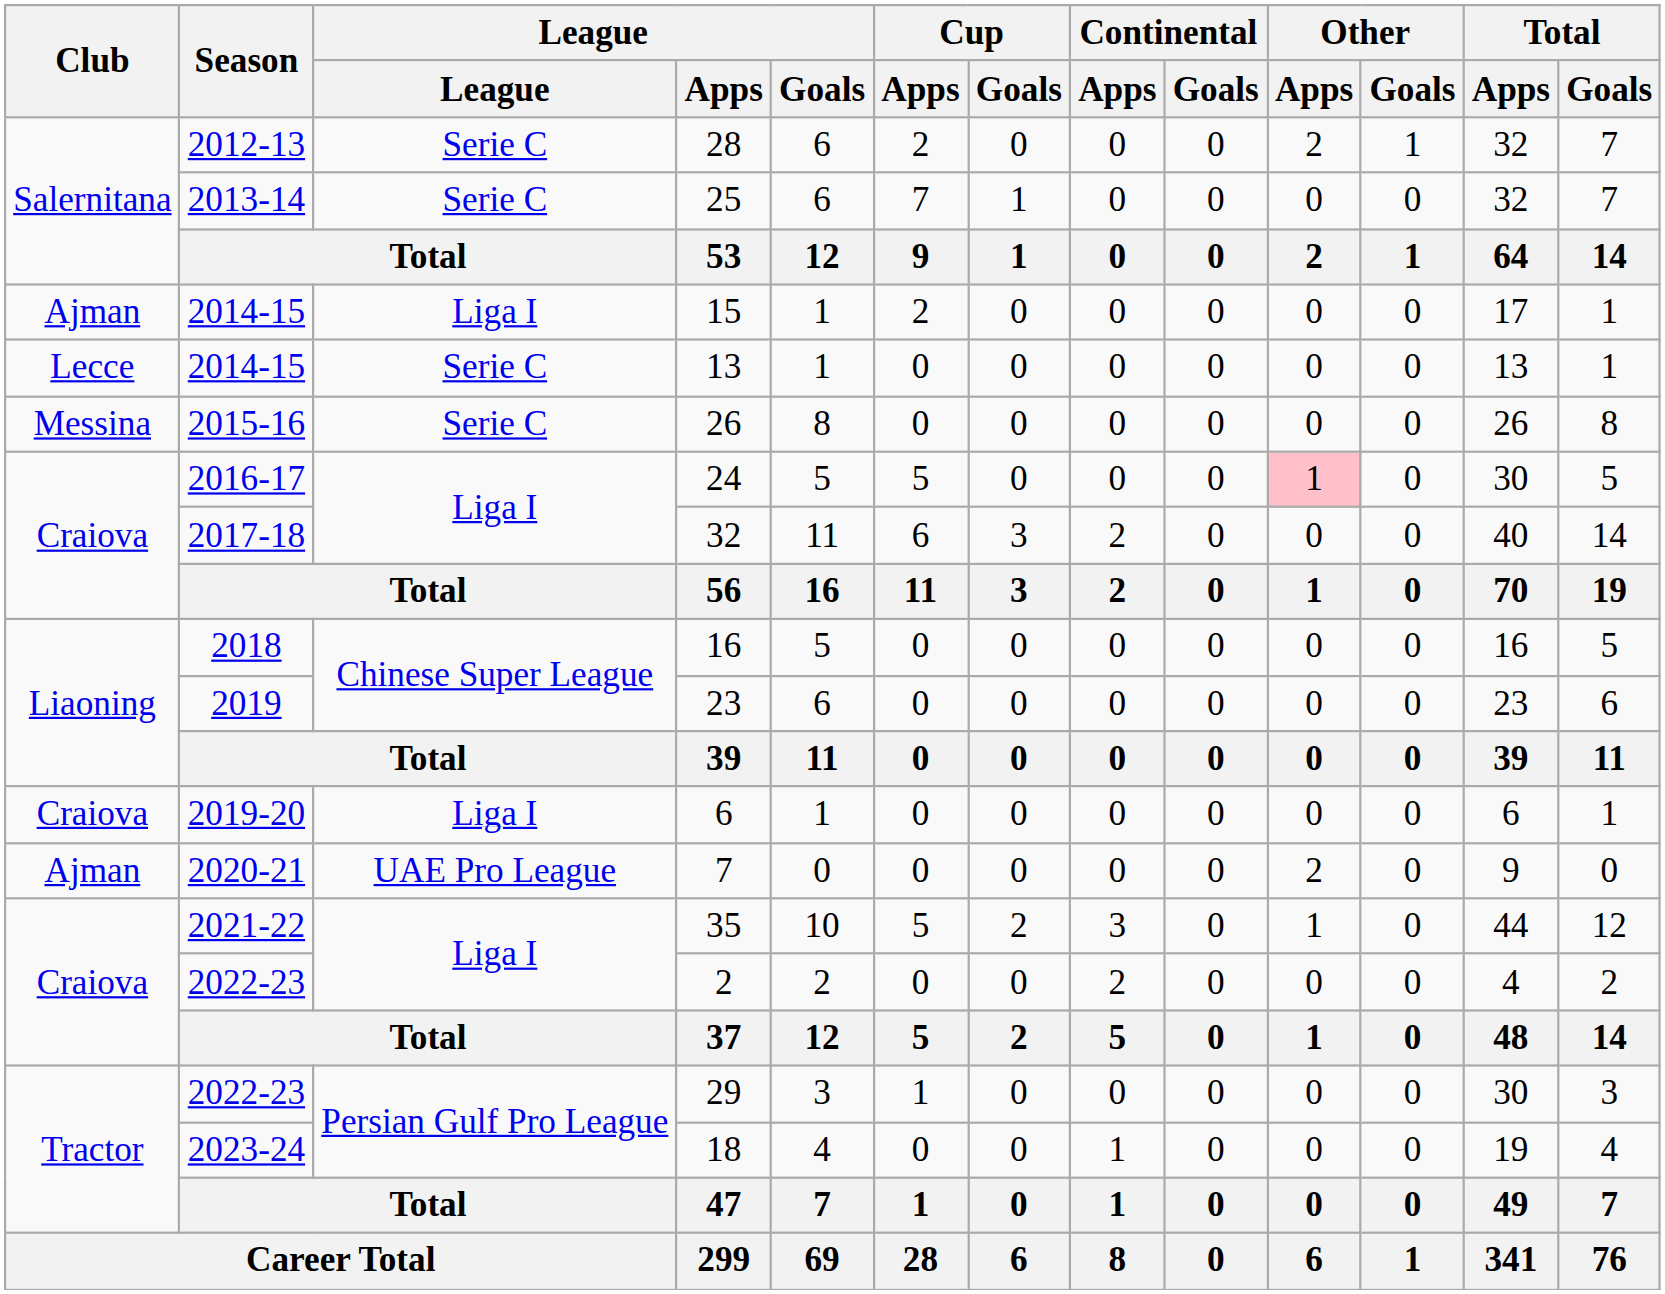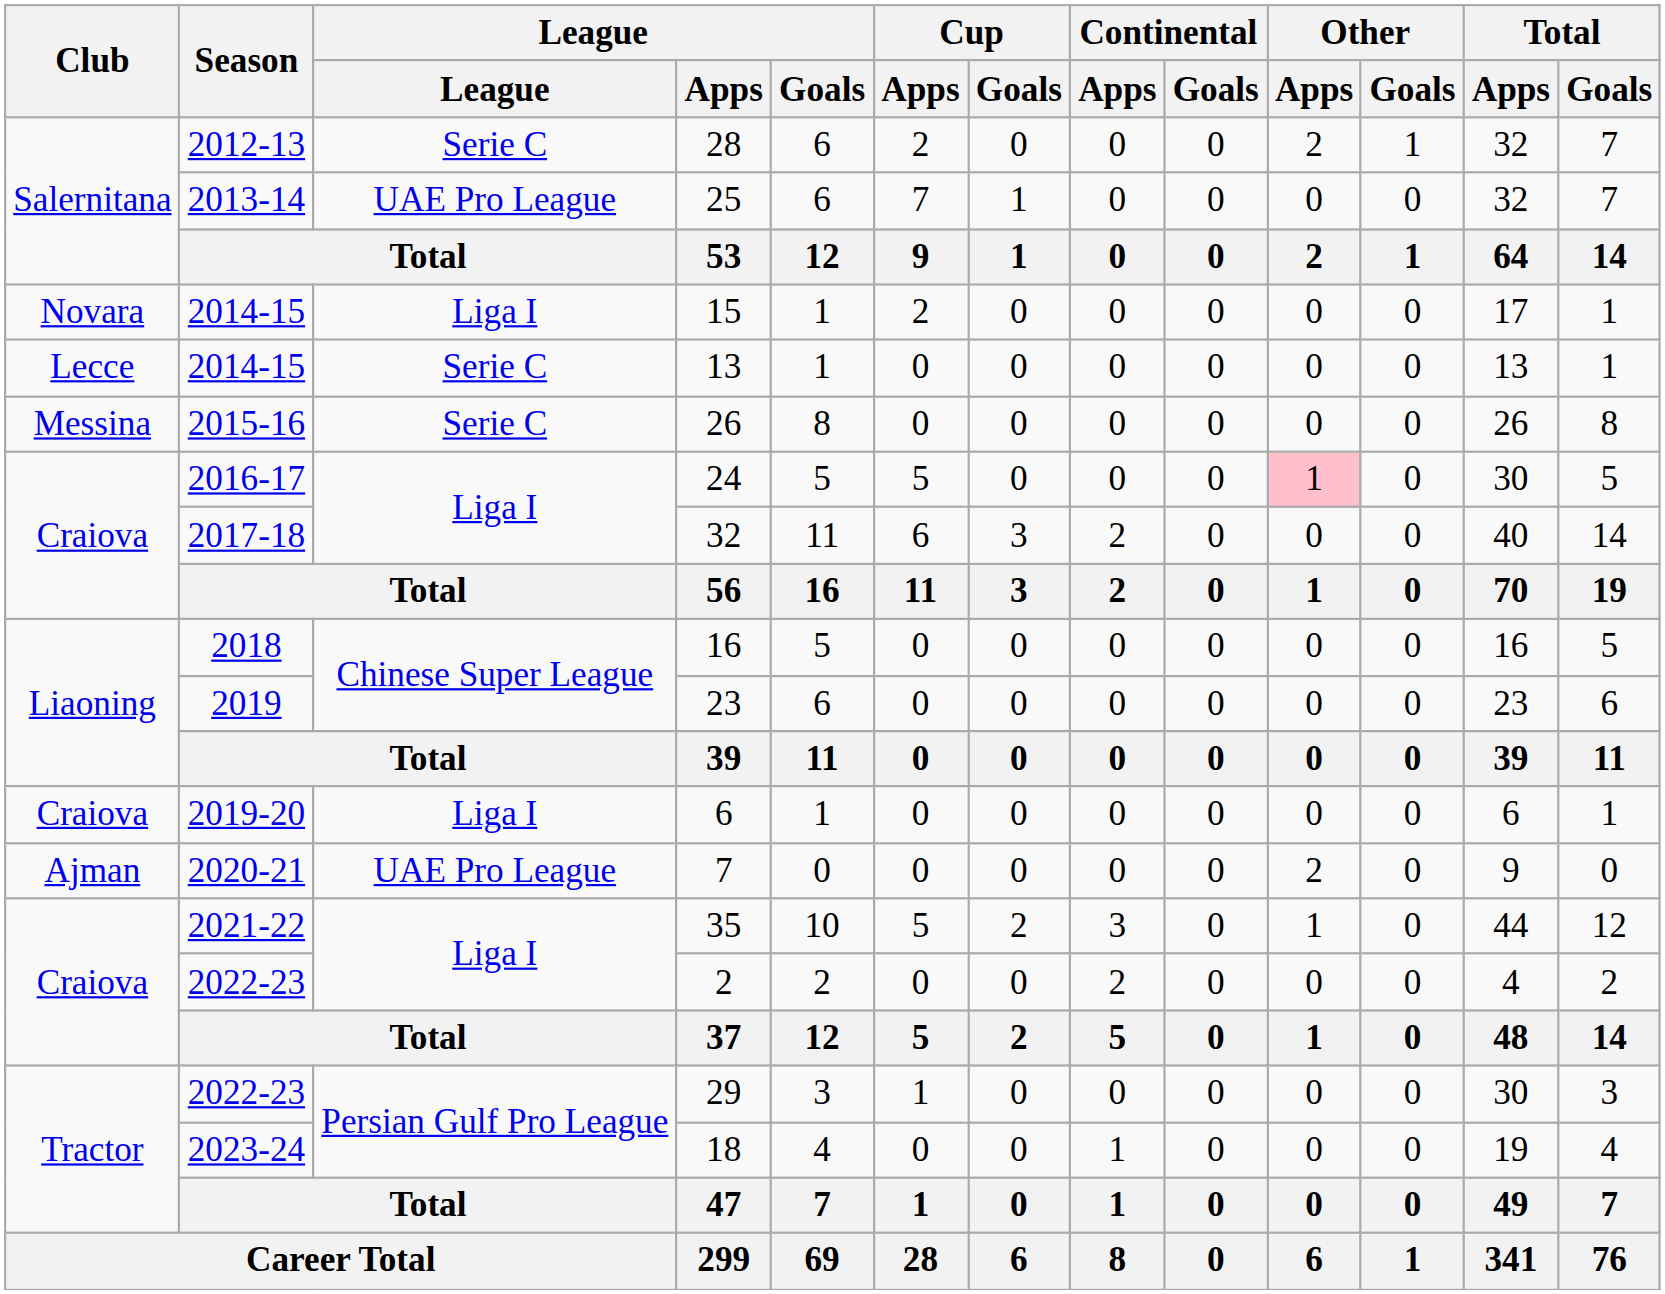(495, 199) Serie C -> (495, 199) UAE Pro League
(92, 311) Ajman -> (92, 311) Novara
